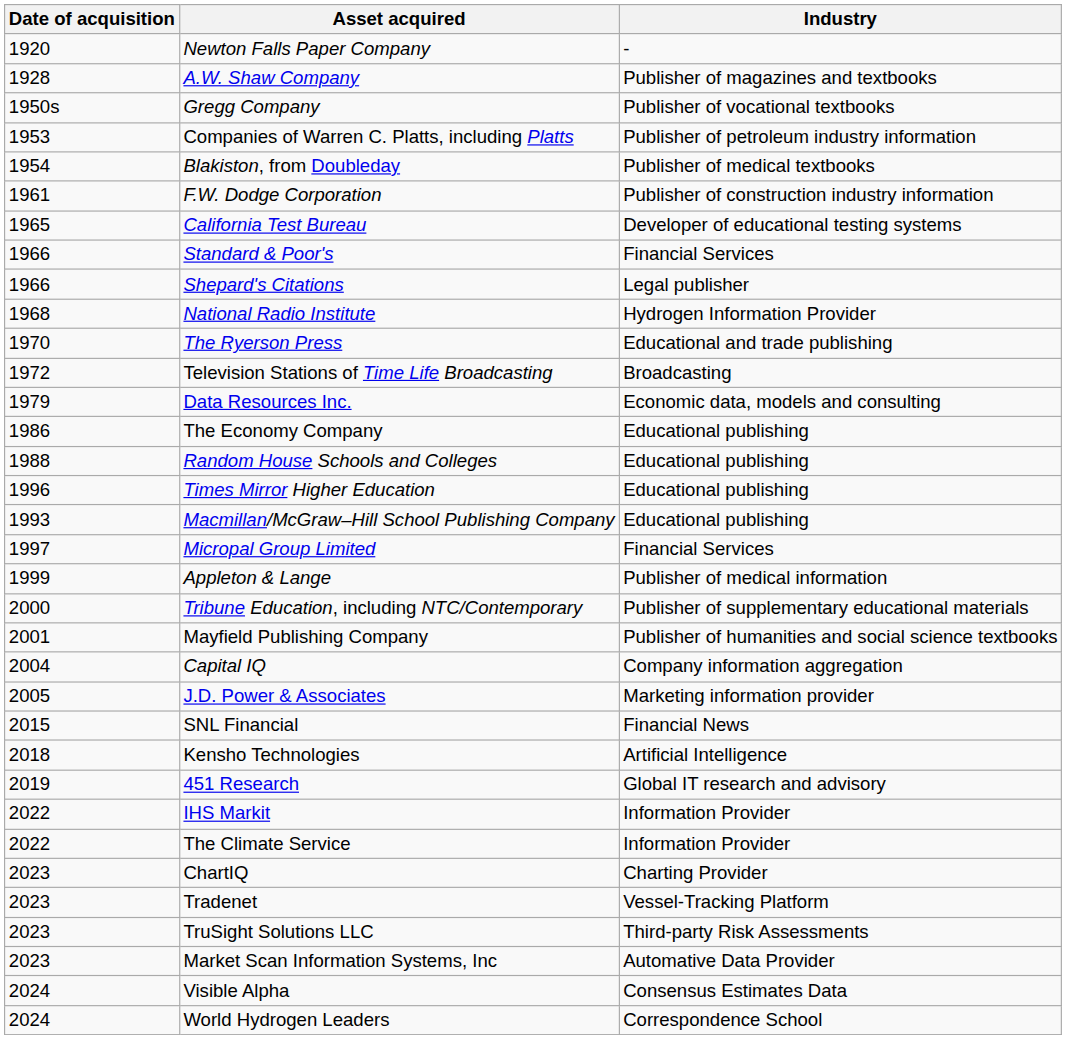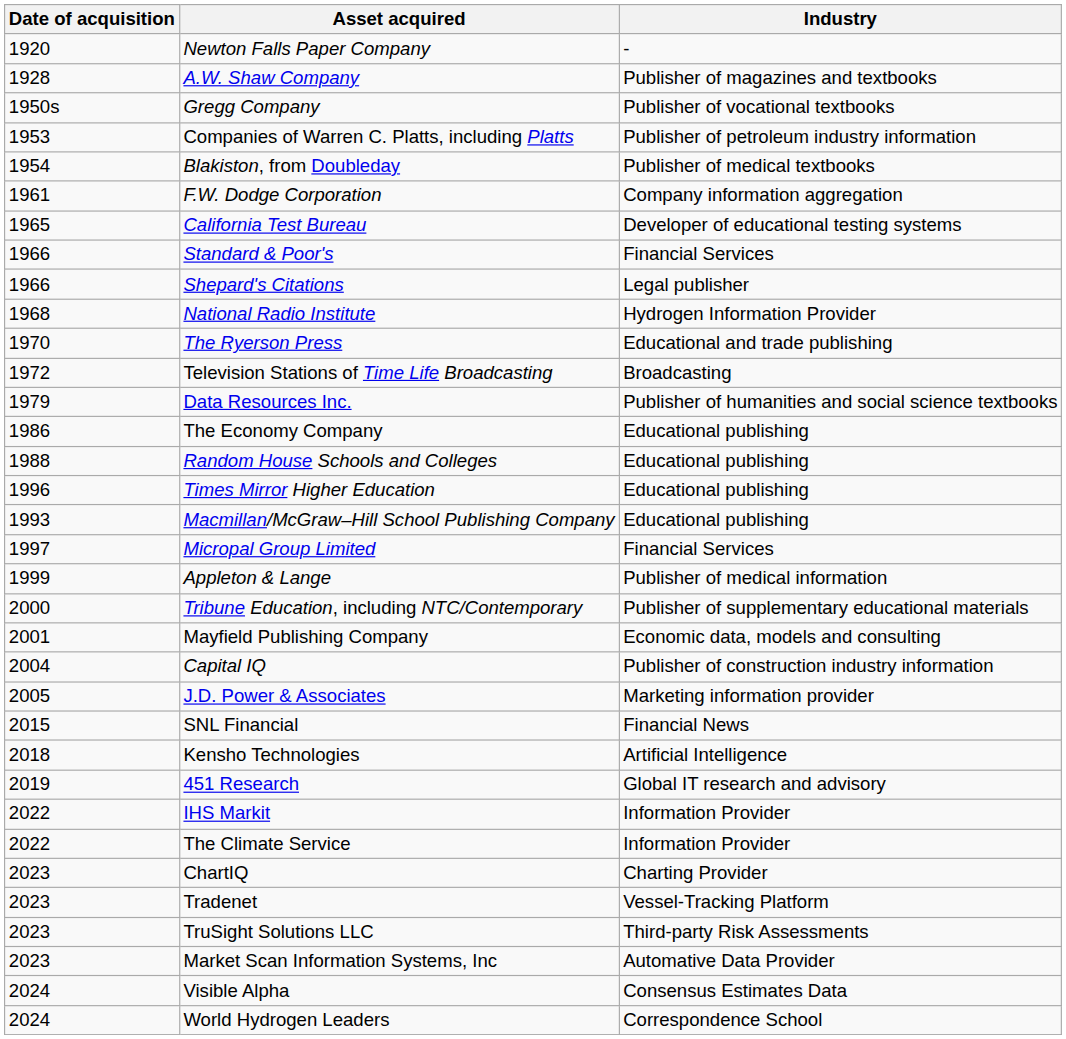(808, 195) Publisher of construction industry information -> (763, 195) Company information aggregation
(782, 401) Economic data, models and consulting -> (840, 401) Publisher of humanities and social science textbooks
(840, 637) Publisher of humanities and social science textbooks -> (782, 637) Economic data, models and consulting
(763, 666) Company information aggregation -> (808, 666) Publisher of construction industry information
